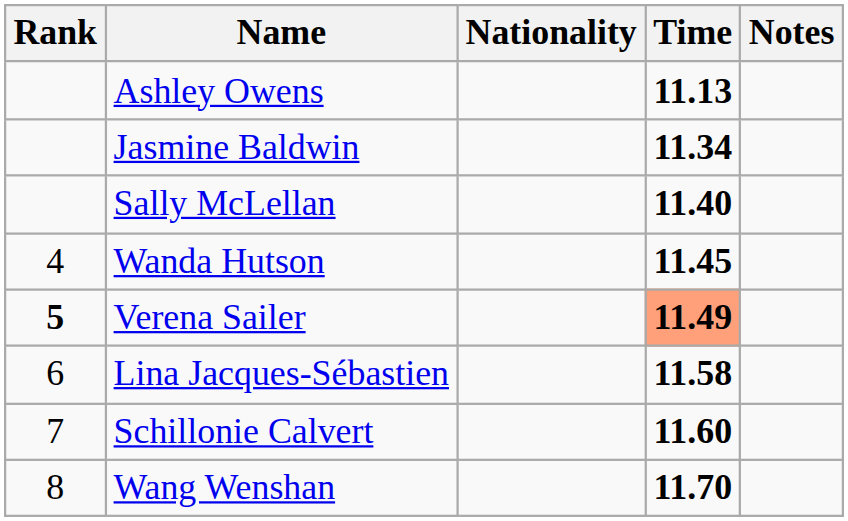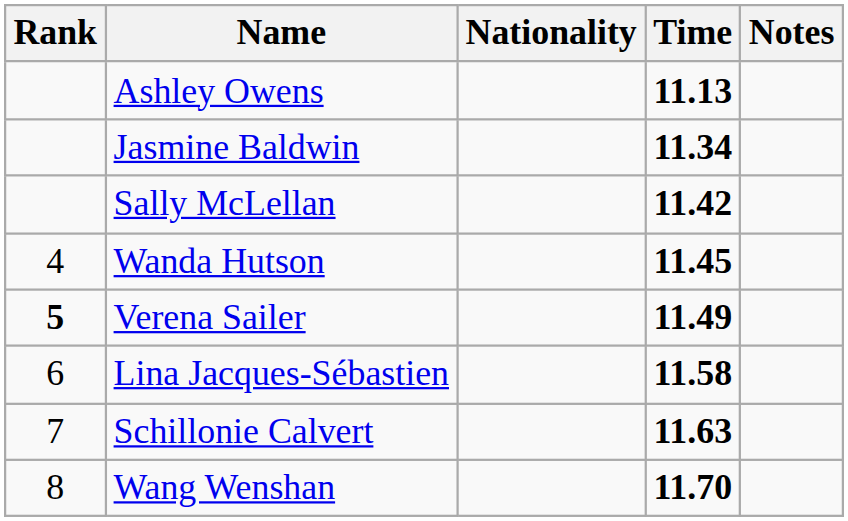(693, 203) 11.40 -> (693, 203) 11.42
(693, 317) lightsalmon background -> (693, 317) no background
(693, 430) 11.60 -> (693, 430) 11.63
